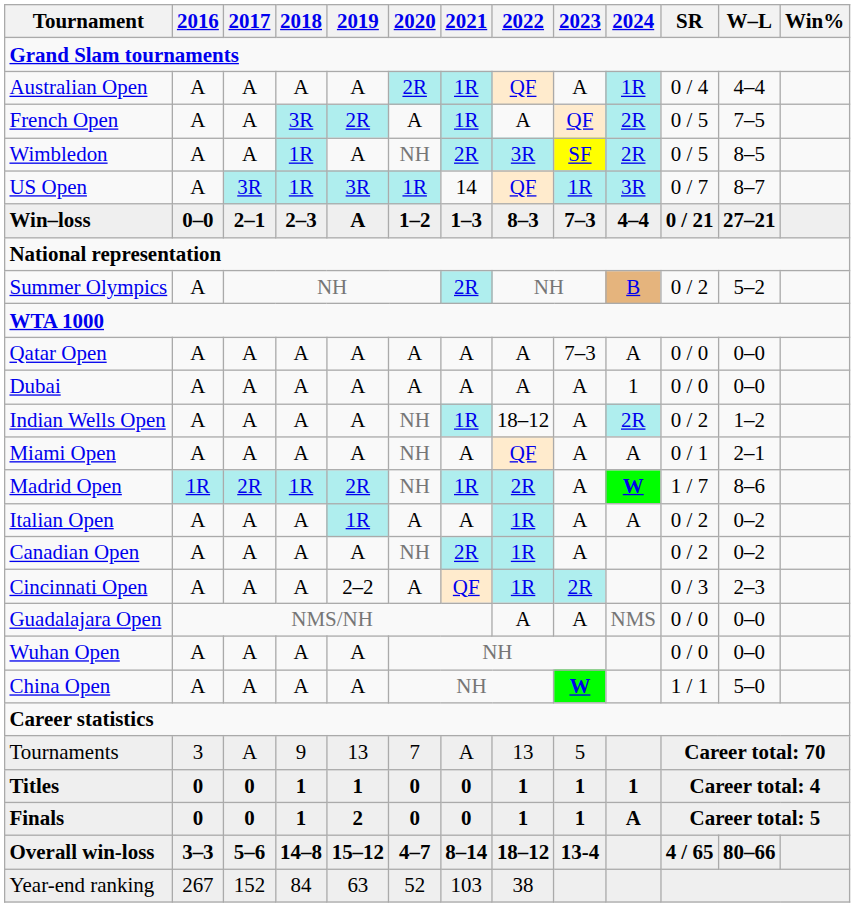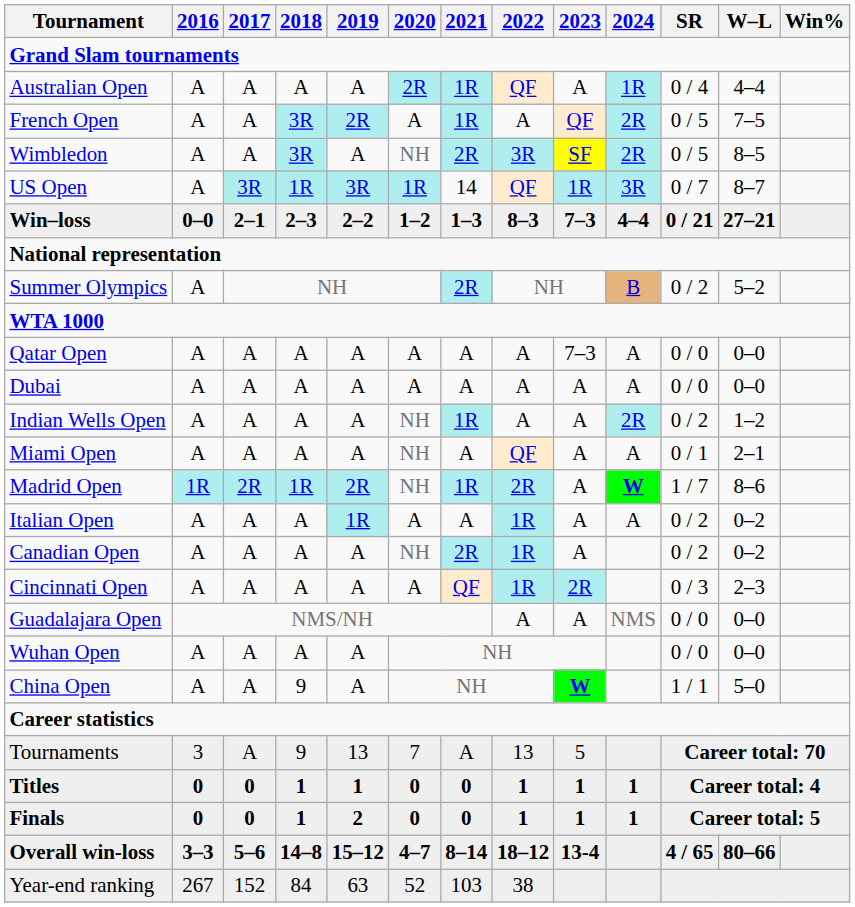(301, 154) 1R -> (301, 154) 3R
(358, 220) A -> (358, 220) 2–2
(633, 386) 1 -> (633, 386) A
(523, 420) 18–12 -> (523, 420) A
(358, 586) 2–2 -> (358, 586) A
(301, 685) A -> (301, 685) 9
(633, 818) A -> (633, 818) 1
